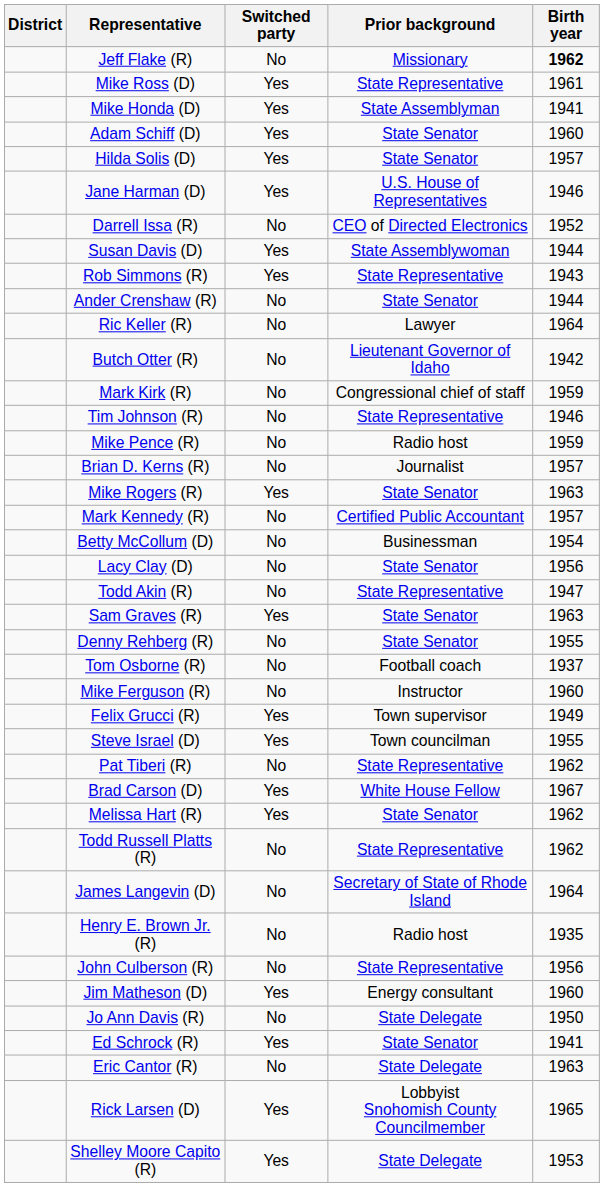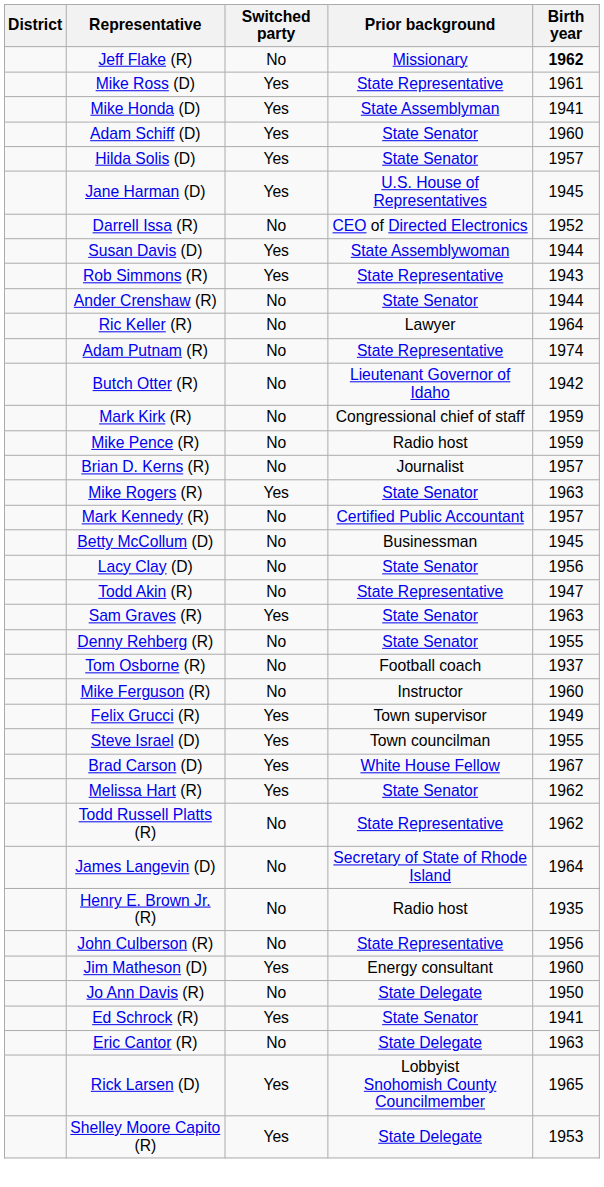(566, 192) 1946 -> (566, 192) 1945
+ row: (145, 350)
- row: (145, 417)
(566, 542) 1954 -> (566, 542) 1945
- row: (145, 766)
